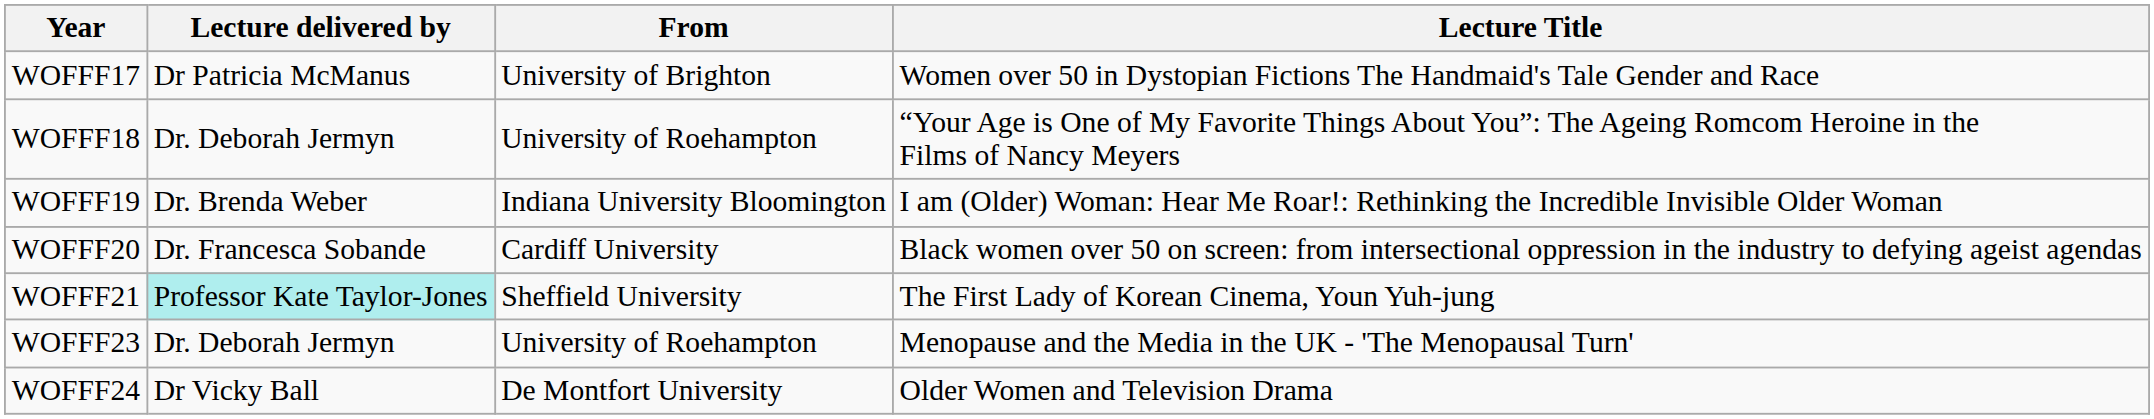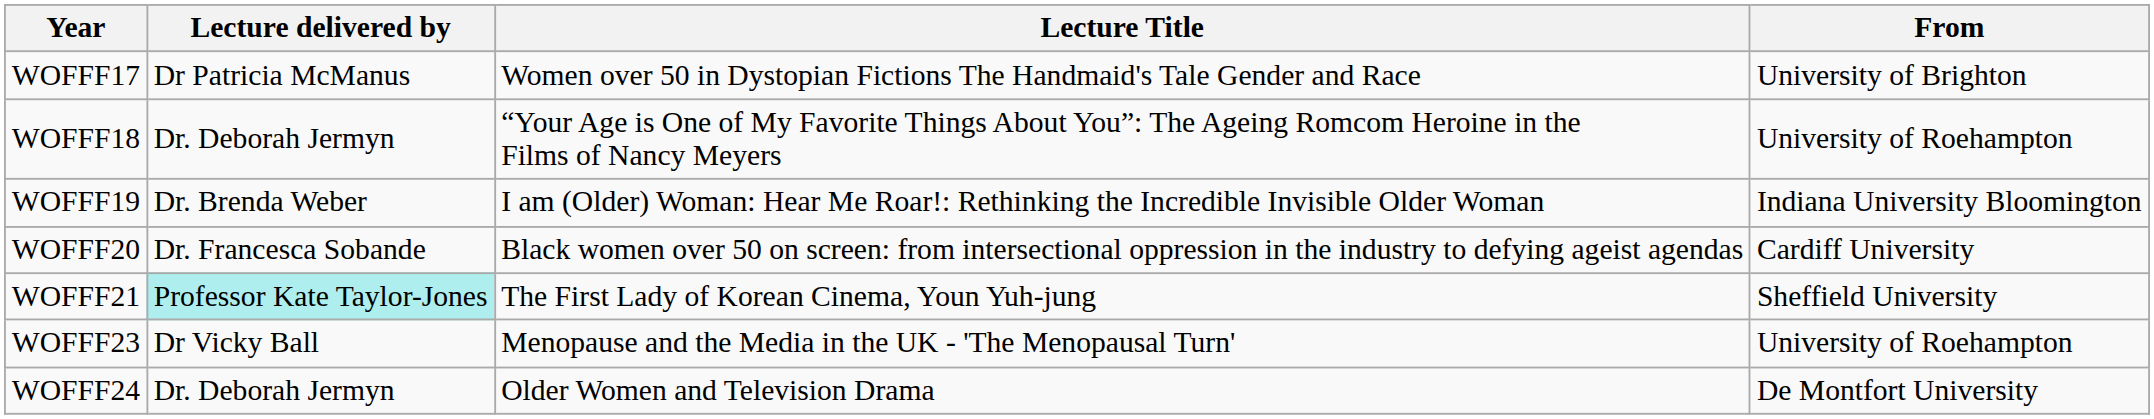columns swapped: (694, 27) <-> (1521, 27)
(274, 342) Dr. Deborah Jermyn -> (236, 342) Dr Vicky Ball
(236, 389) Dr Vicky Ball -> (274, 389) Dr. Deborah Jermyn
